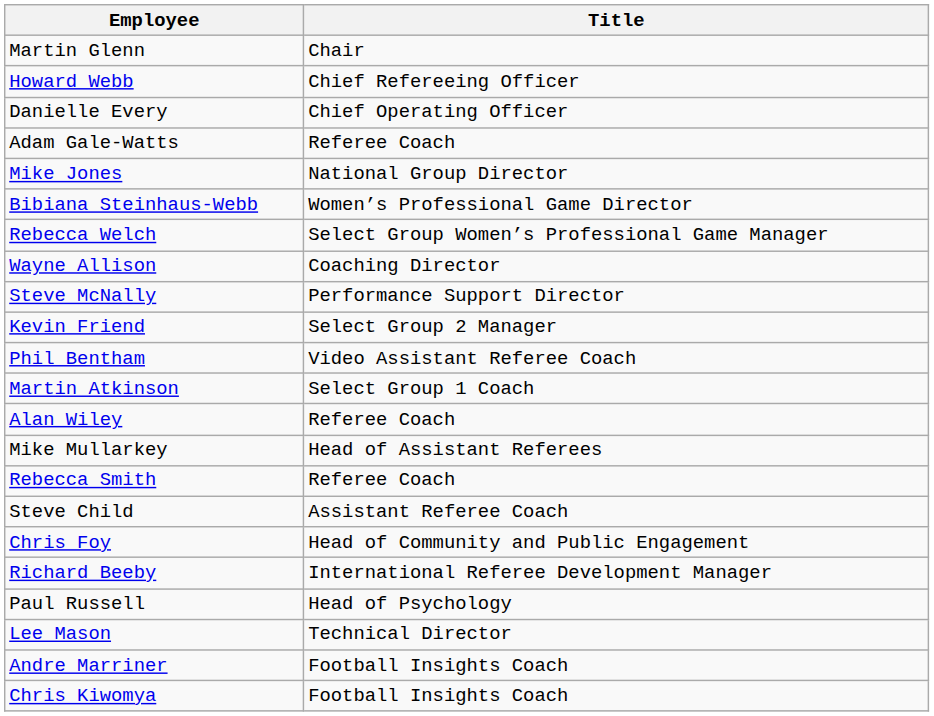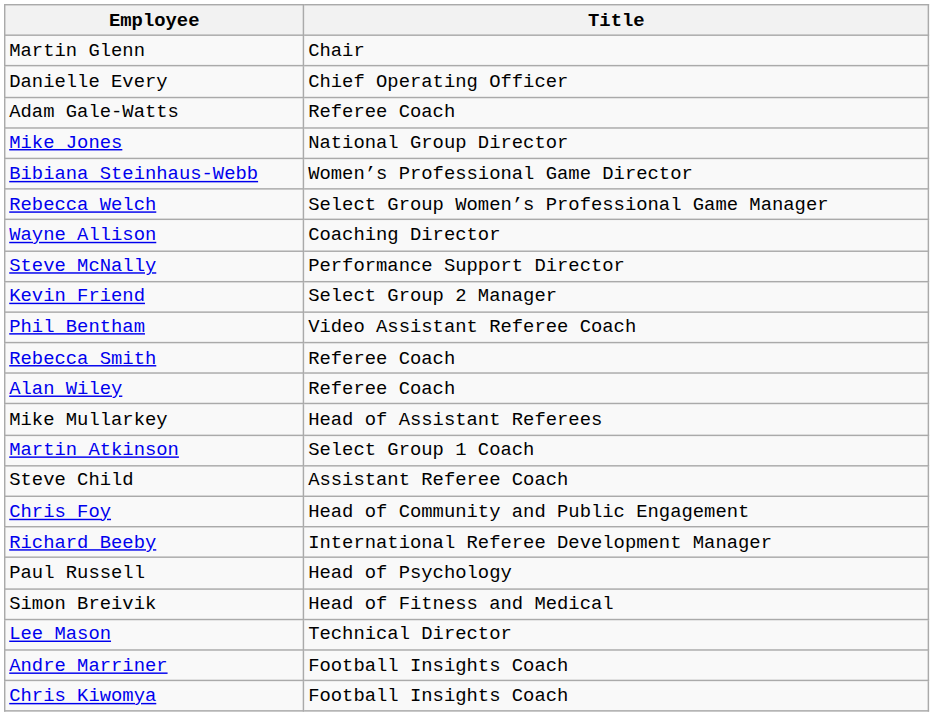- row: (71, 82)
rows swapped: (94, 389) <-> (83, 481)
+ row: (83, 604)
